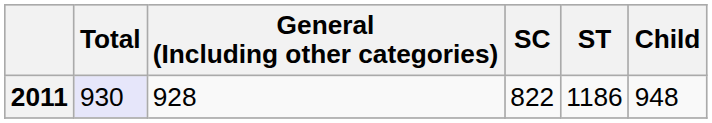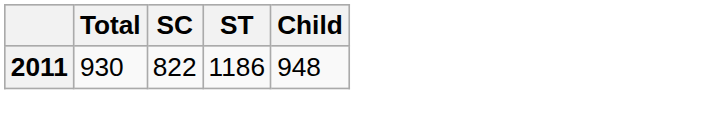- column: (325, 40)
(102, 96) lavender background -> (102, 66) no background
